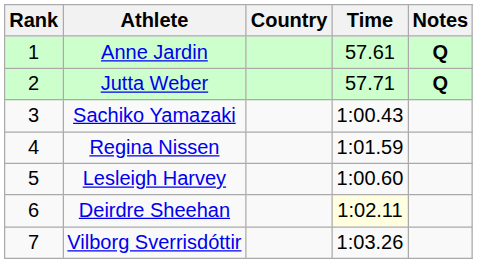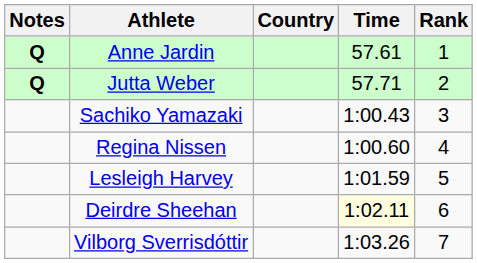columns swapped: (34, 20) <-> (440, 20)
(370, 147) 1:01.59 -> (377, 147) 1:00.60
(370, 178) 1:00.60 -> (377, 178) 1:01.59
